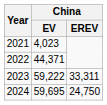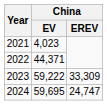(84, 76) 33,311 -> (85, 76) 33,309
(85, 92) 24,750 -> (85, 92) 24,747
